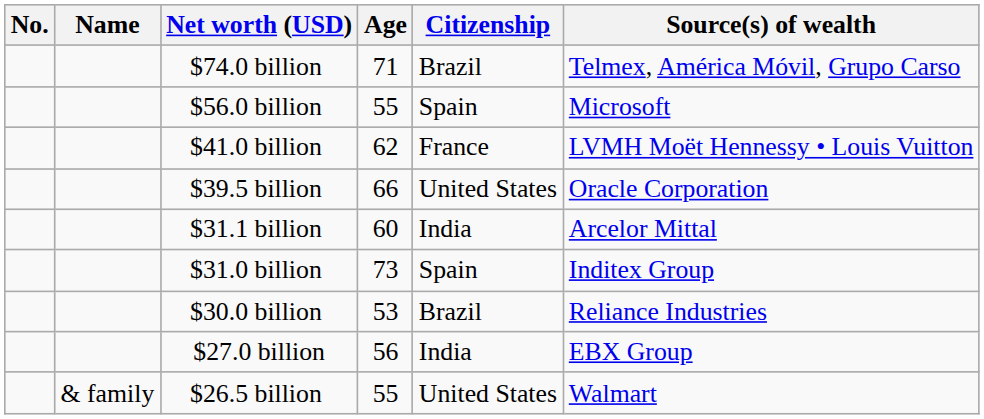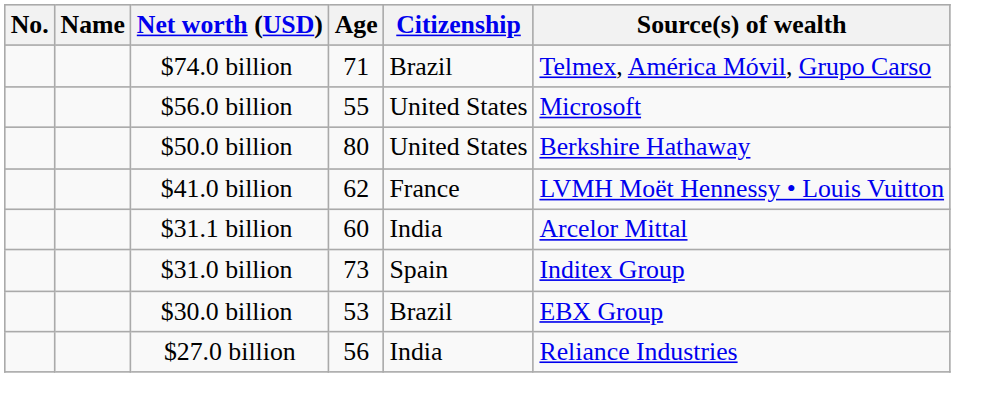(448, 106) Spain -> (459, 106) United States
+ row: (230, 147)
- row: (259, 188)
(668, 310) Reliance Industries -> (601, 310) EBX Group
(631, 351) EBX Group -> (639, 351) Reliance Industries
- row: (259, 392)
